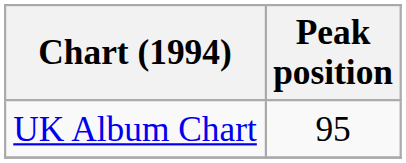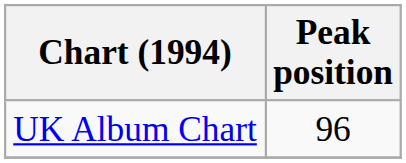(333, 128) 95 -> (333, 128) 96
